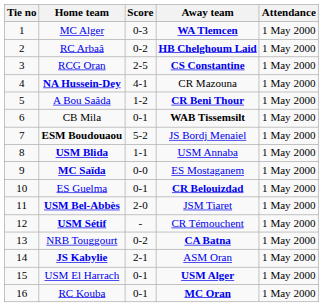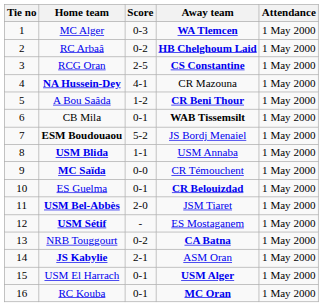(208, 170) ES Mostaganem -> (208, 170) CR Témouchent
(208, 223) CR Témouchent -> (208, 223) ES Mostaganem
